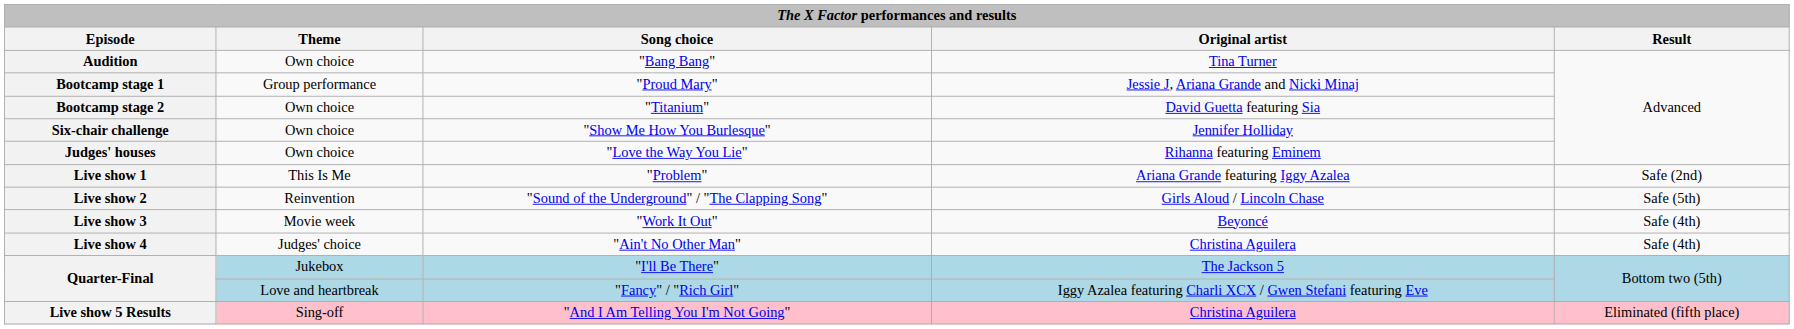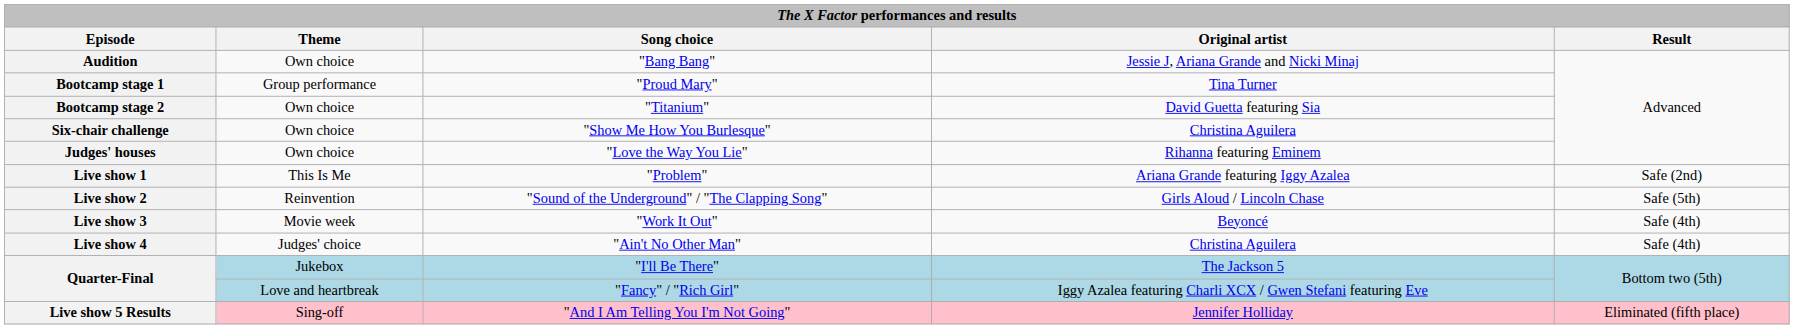(1243, 61) Tina Turner -> (1243, 61) Jessie J, Ariana Grande and Nicki Minaj
(1243, 84) Jessie J, Ariana Grande and Nicki Minaj -> (1243, 84) Tina Turner
(1243, 130) Jennifer Holliday -> (1243, 130) Christina Aguilera
(1243, 312) Christina Aguilera -> (1243, 312) Jennifer Holliday
